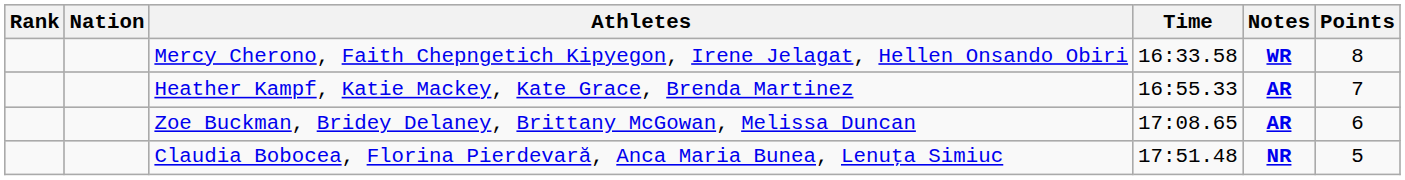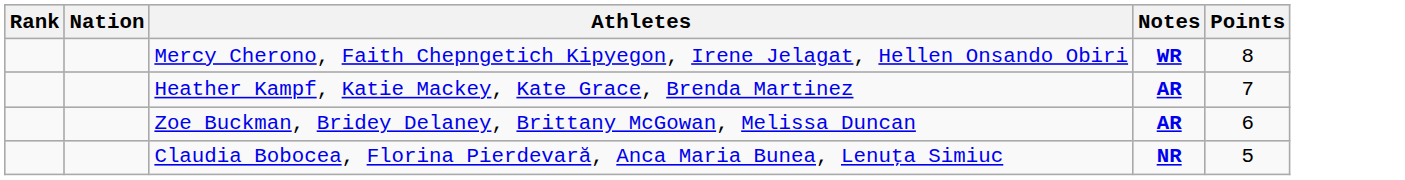- column: (1188, 22)
